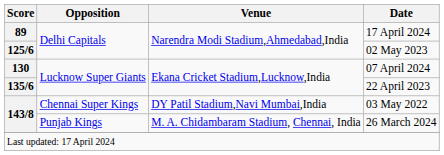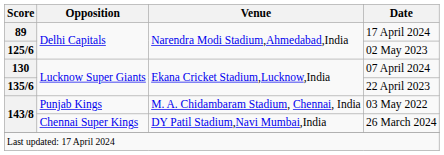(89, 104) Chennai Super Kings -> (71, 104) Punjab Kings
(239, 104) DY Patil Stadium,Navi Mumbai,India -> (256, 104) M. A. Chidambaram Stadium, Chennai, India
(71, 123) Punjab Kings -> (89, 123) Chennai Super Kings
(256, 123) M. A. Chidambaram Stadium, Chennai, India -> (239, 123) DY Patil Stadium,Navi Mumbai,India
